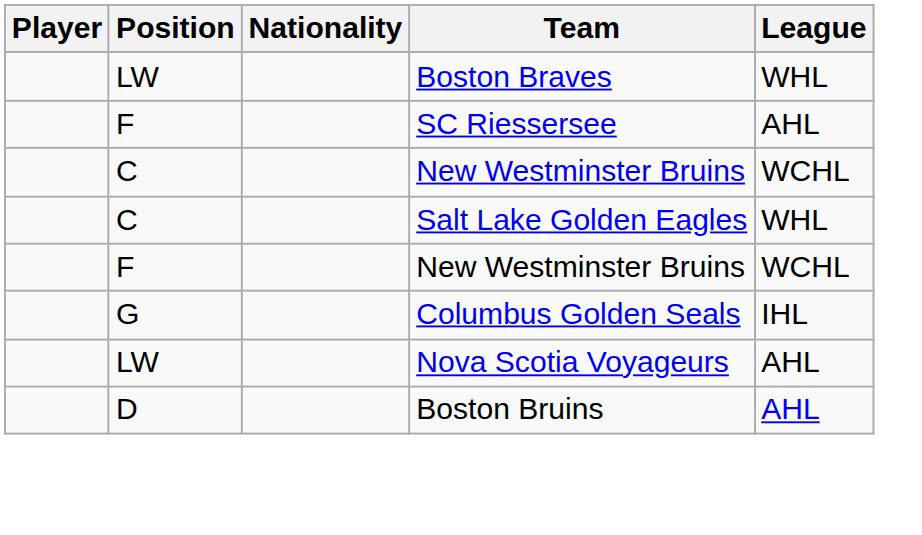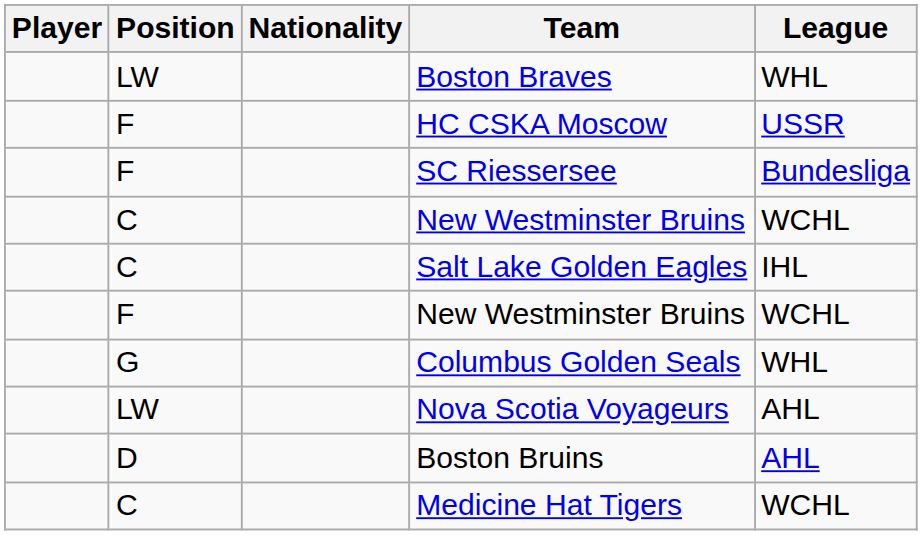+ row: (125, 123)
(790, 123) AHL -> (836, 171) Bundesliga
(795, 219) WHL -> (785, 266) IHL
(785, 314) IHL -> (795, 362) WHL
+ row: (127, 505)
